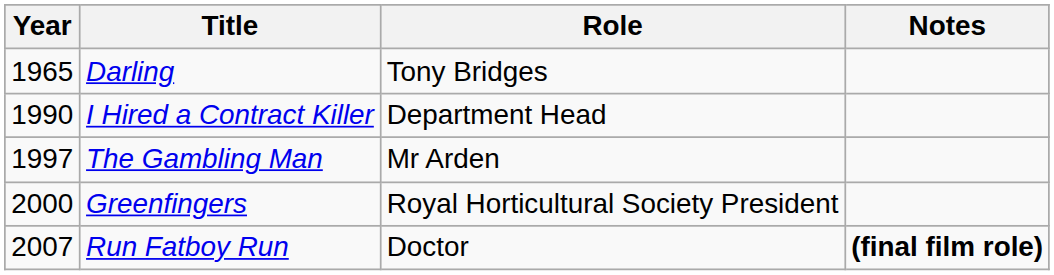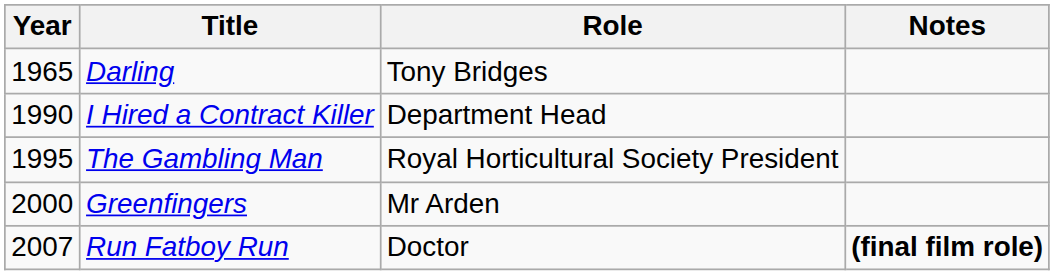(42, 159) 1997 -> (42, 159) 1995
(443, 159) Mr Arden -> (613, 159) Royal Horticultural Society President
(613, 203) Royal Horticultural Society President -> (443, 203) Mr Arden
